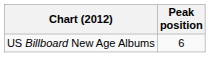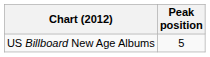(181, 43) 6 -> (181, 43) 5
